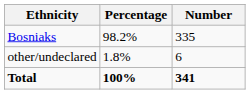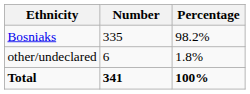columns swapped: (209, 15) <-> (136, 15)
